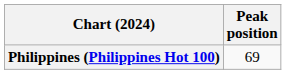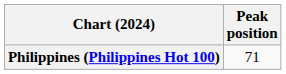(252, 57) 69 -> (252, 57) 71
